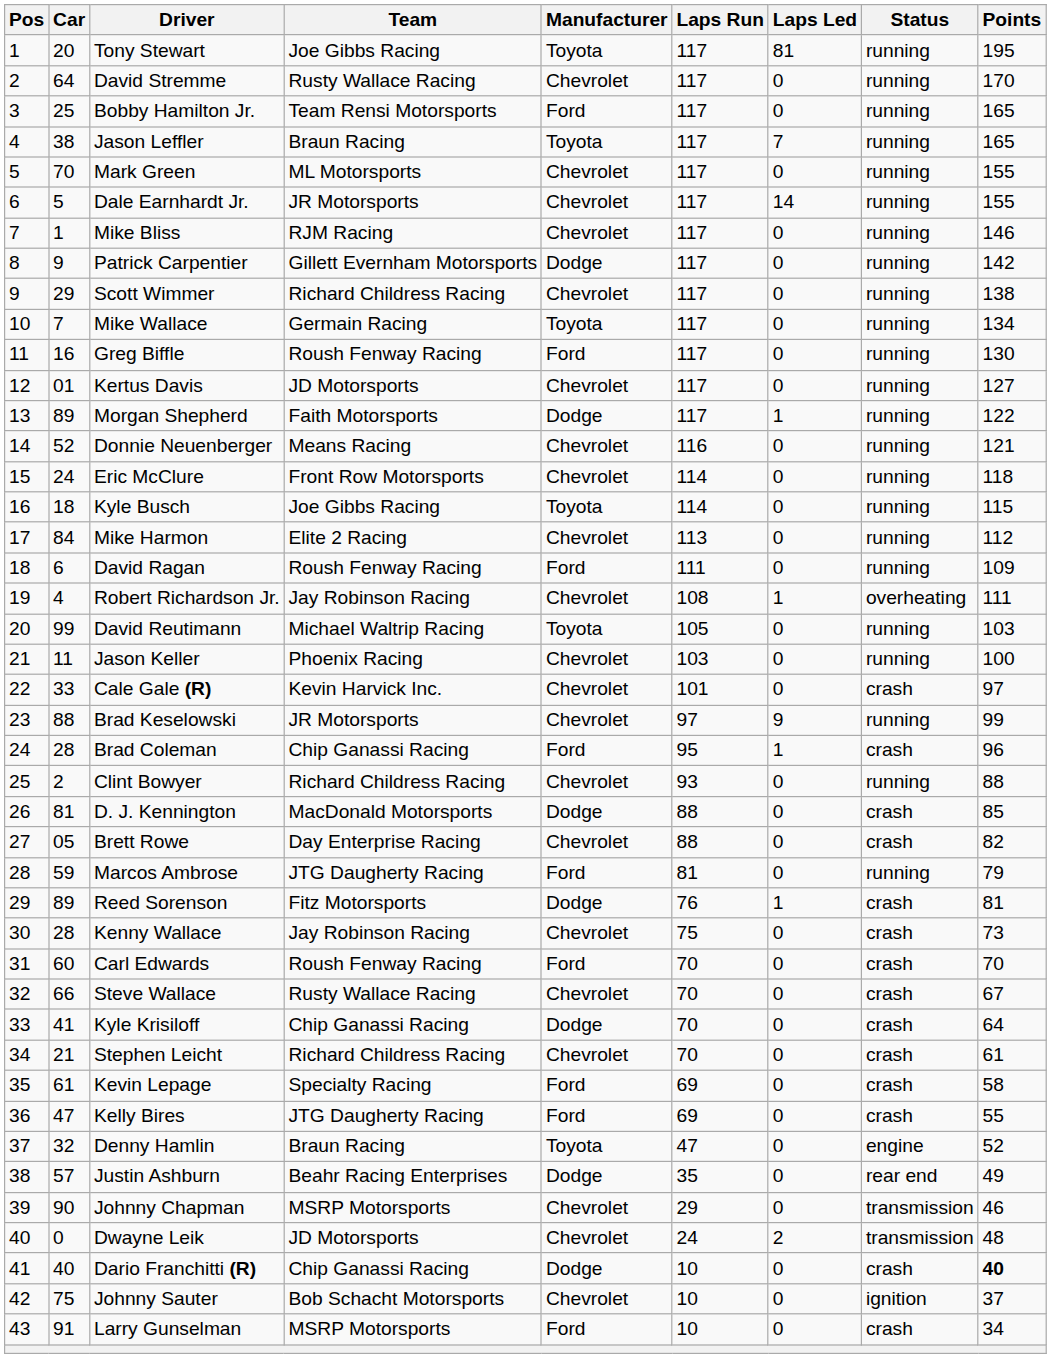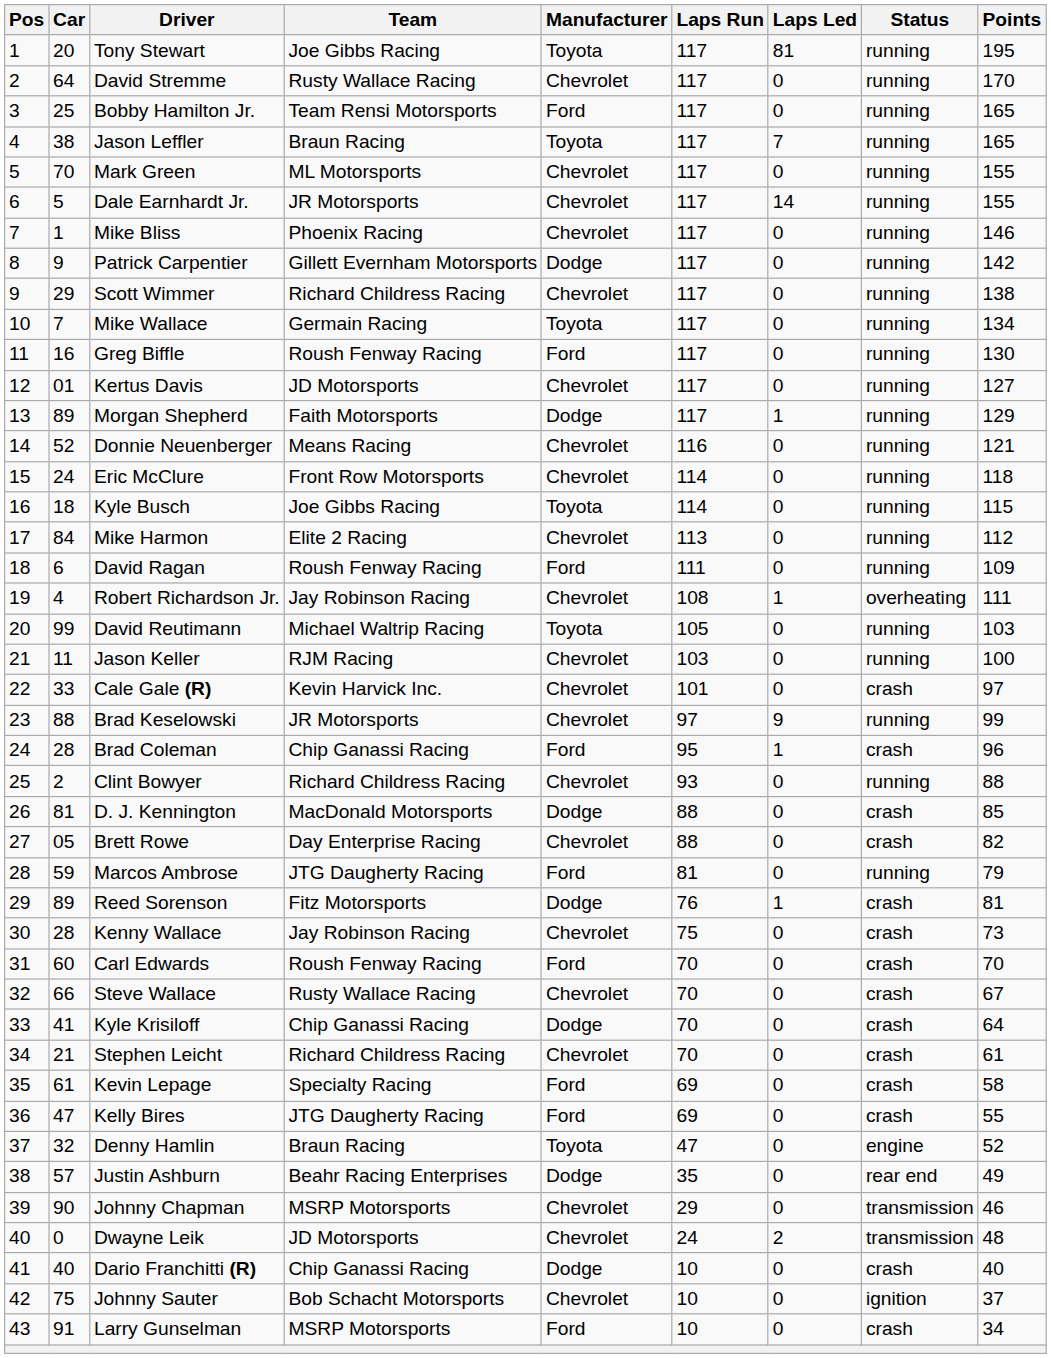(341, 232) RJM Racing -> (356, 232) Phoenix Racing
(999, 415) 122 -> (999, 415) 129
(356, 659) Phoenix Racing -> (341, 659) RJM Racing
(993, 1268) bold -> (993, 1268) normal
